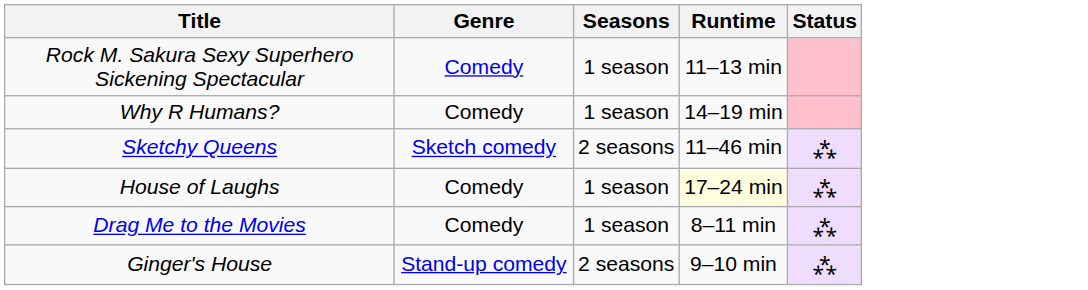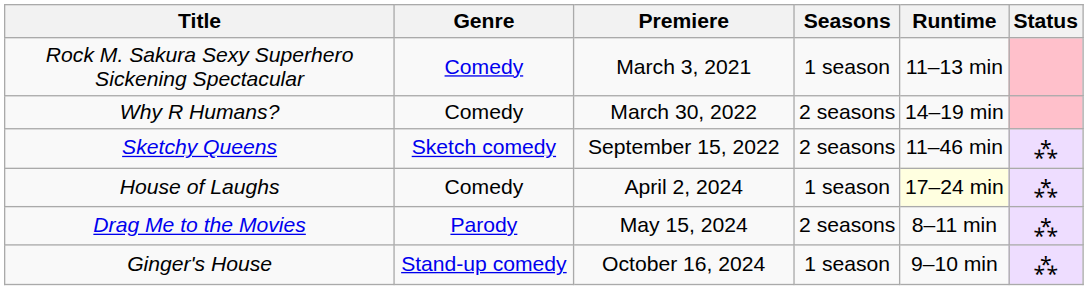+ column: (684, 21)
(626, 111) 1 season -> (847, 111) 2 seasons
(484, 225) Comedy -> (484, 225) Parody
(626, 225) 1 season -> (847, 225) 2 seasons
(626, 264) 2 seasons -> (847, 264) 1 season
